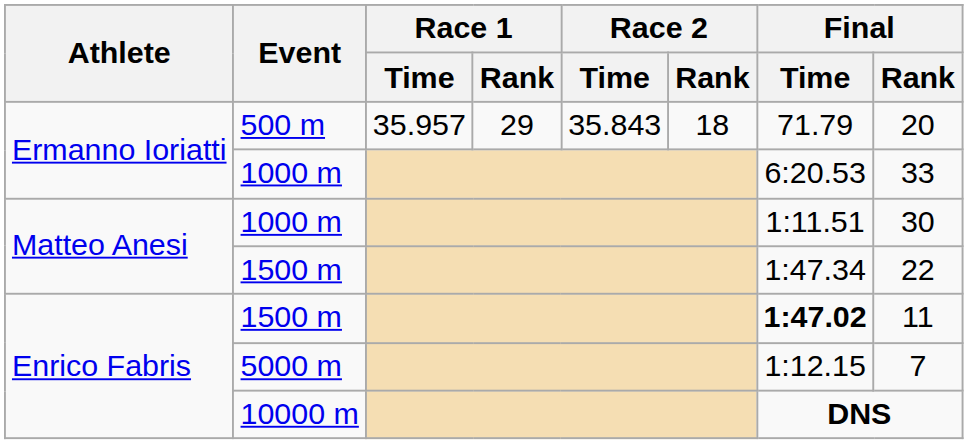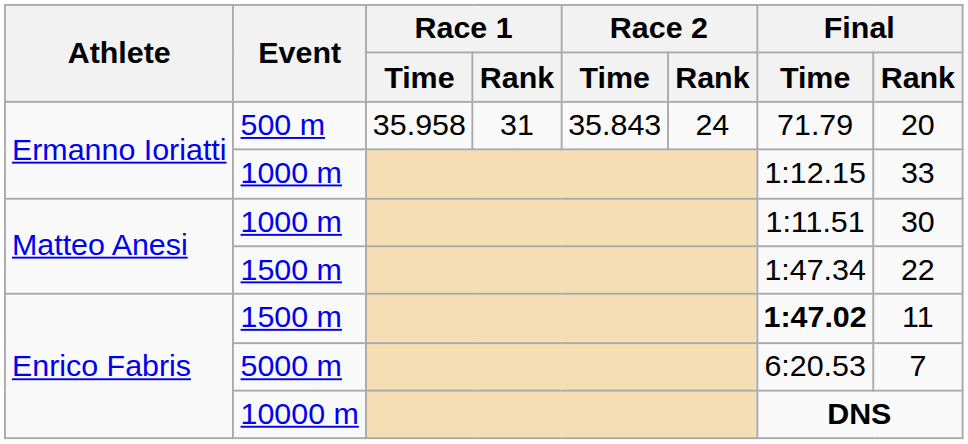(419, 125) 35.957 -> (419, 125) 35.958
(517, 125) 29 -> (517, 125) 31
(712, 125) 18 -> (712, 125) 24
(815, 173) 6:20.53 -> (815, 173) 1:12.15
(815, 366) 1:12.15 -> (815, 366) 6:20.53
